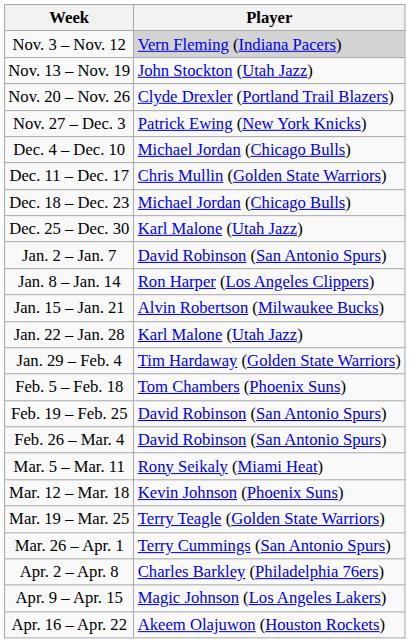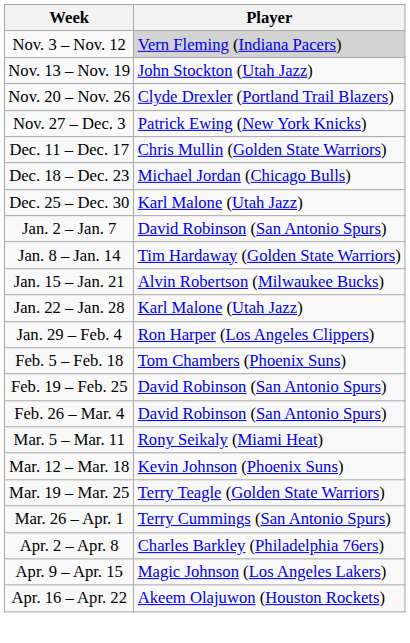- row: (69, 149)
(256, 281) Ron Harper (Los Angeles Clippers) -> (269, 255) Tim Hardaway (Golden State Warriors)
(269, 360) Tim Hardaway (Golden State Warriors) -> (256, 334) Ron Harper (Los Angeles Clippers)
